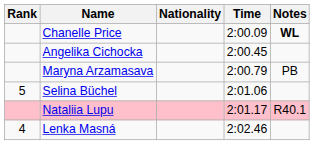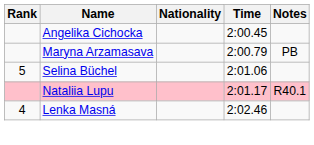- row: (82, 33)
